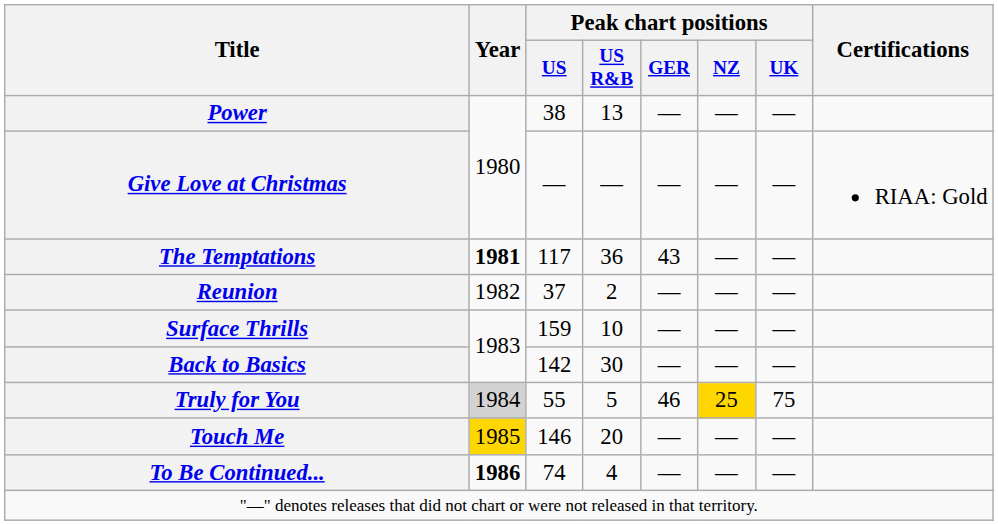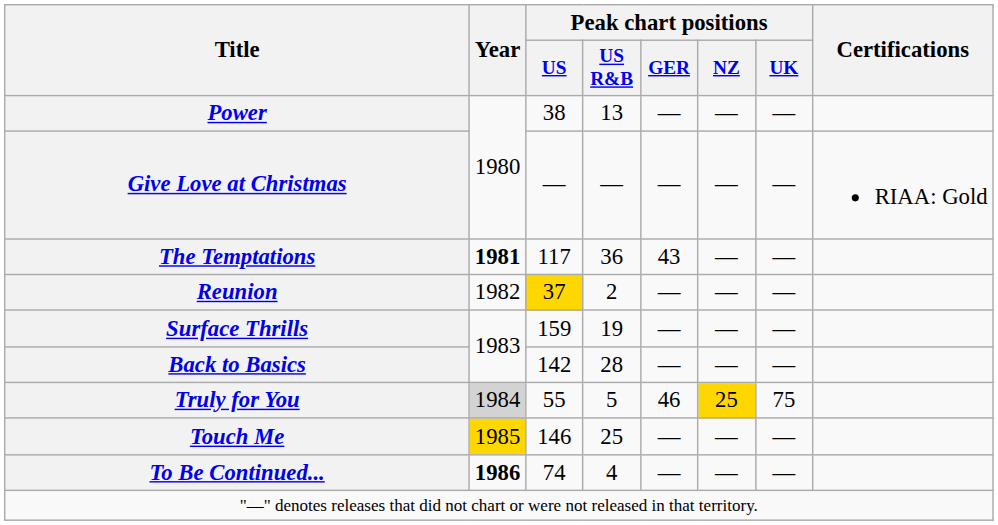(554, 292) no background -> (554, 292) gold background
(612, 328) 10 -> (612, 328) 19
(612, 364) 30 -> (612, 364) 28
(612, 436) 20 -> (612, 436) 25
